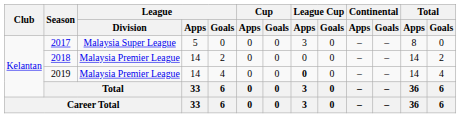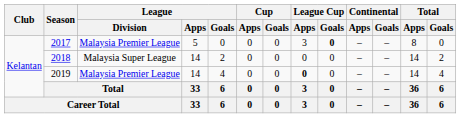(130, 43) Malaysia Super League -> (130, 43) Malaysia Premier League
(332, 43) normal -> (332, 43) bold
(130, 58) Malaysia Premier League -> (130, 58) Malaysia Super League
